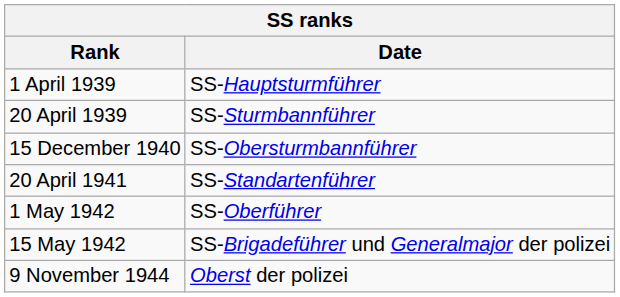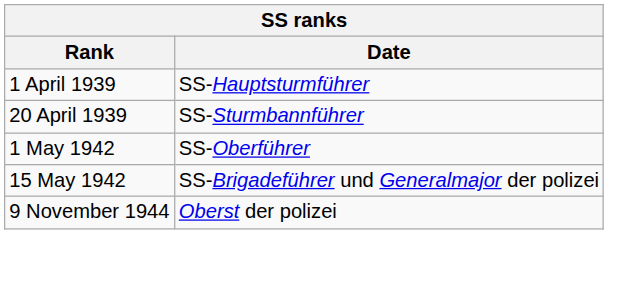- row: (95, 148)
- row: (68, 180)
